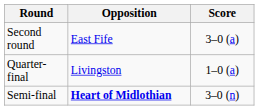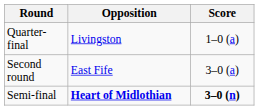rows swapped: (24, 38) <-> (27, 70)
(222, 95) normal -> (222, 95) bold
